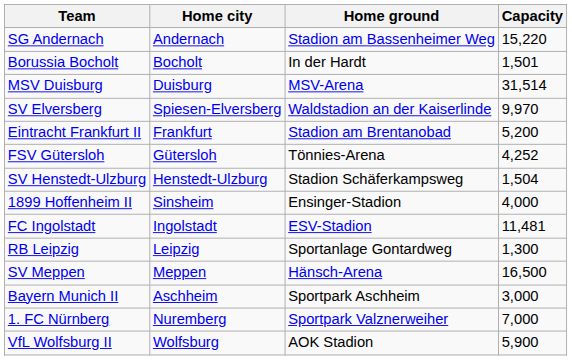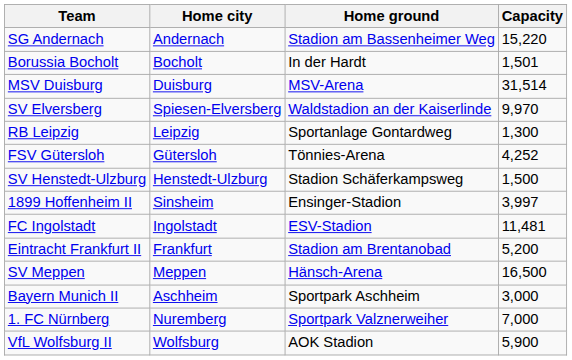rows swapped: (75, 132) <-> (43, 249)
(520, 179) 1,504 -> (520, 179) 1,500
(520, 202) 4,000 -> (520, 202) 3,997
